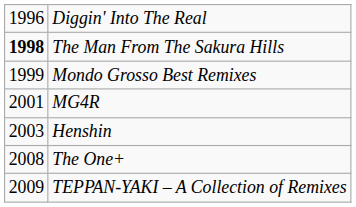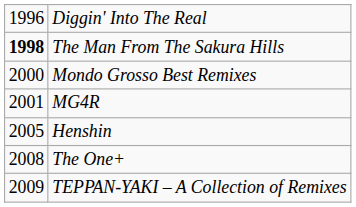(26, 74) 1999 -> (26, 74) 2000
(26, 131) 2003 -> (26, 131) 2005
